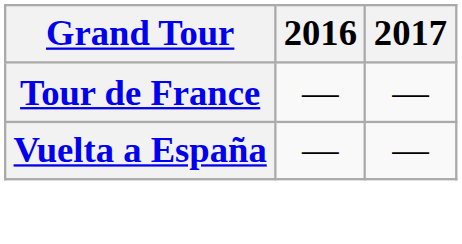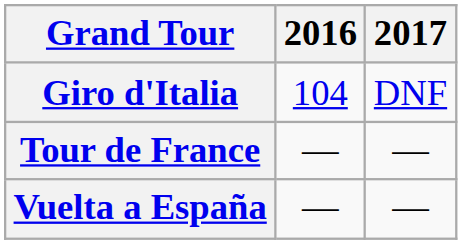+ row: (140, 91)
